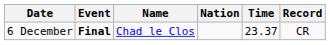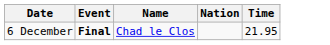- column: (303, 13)
(261, 31) 23.37 -> (261, 31) 21.95
